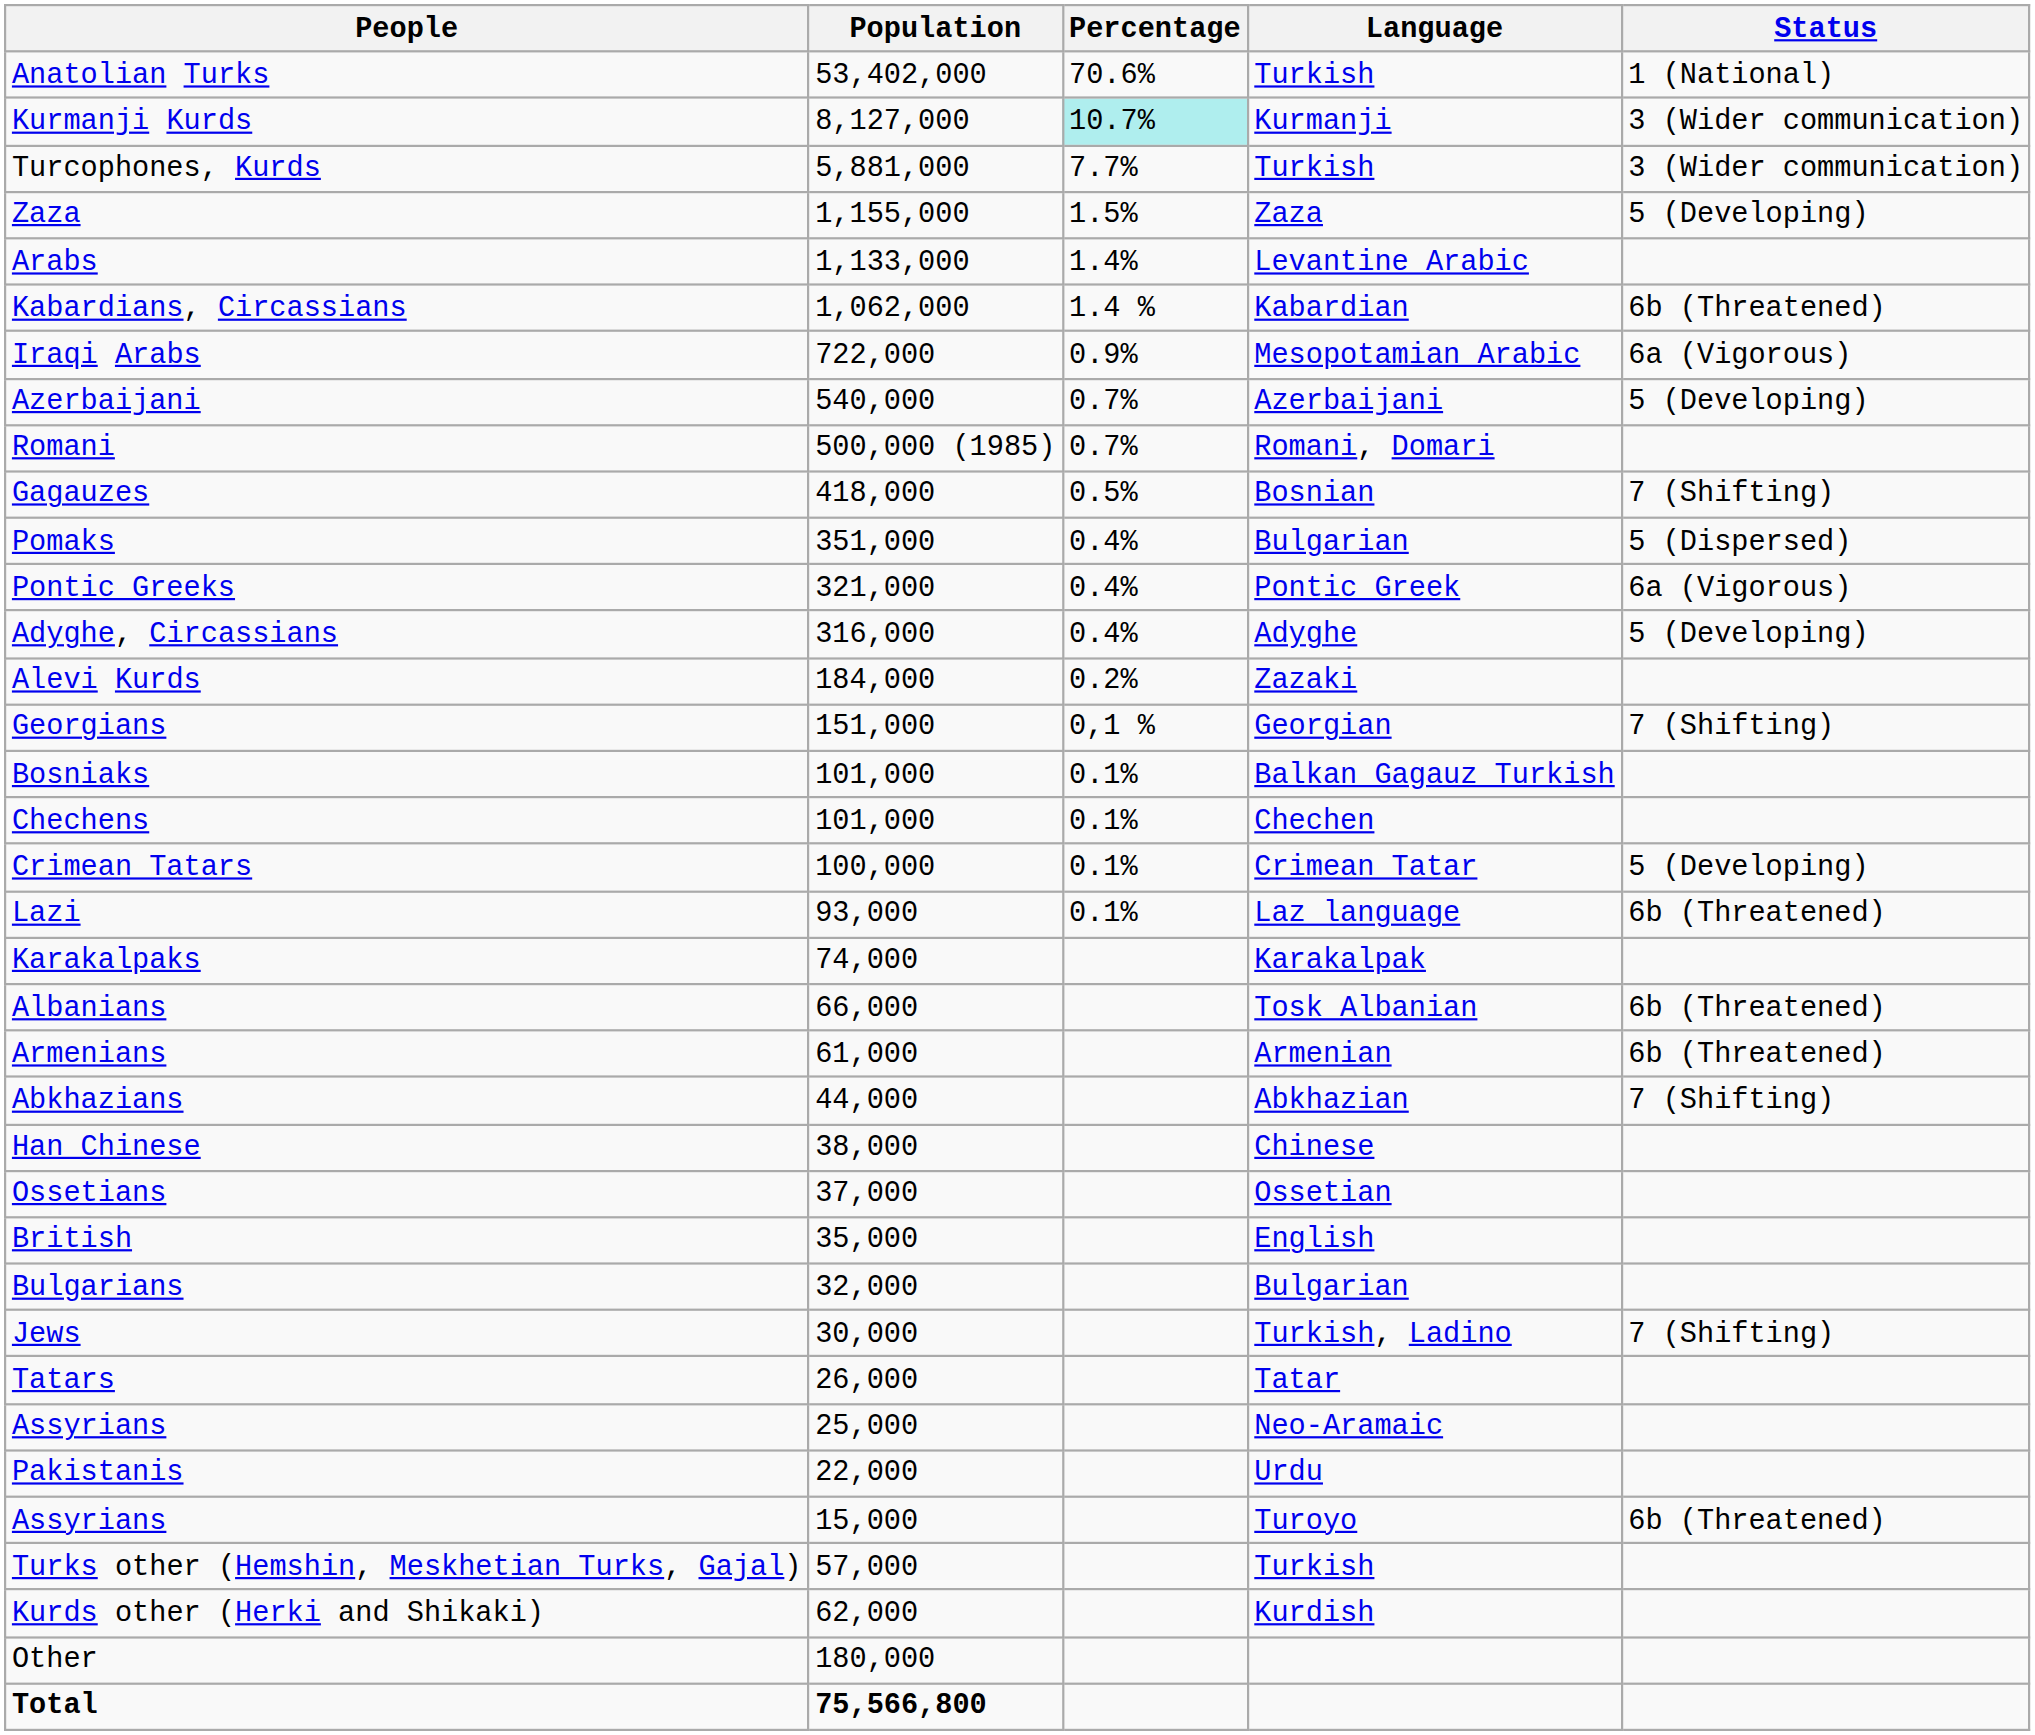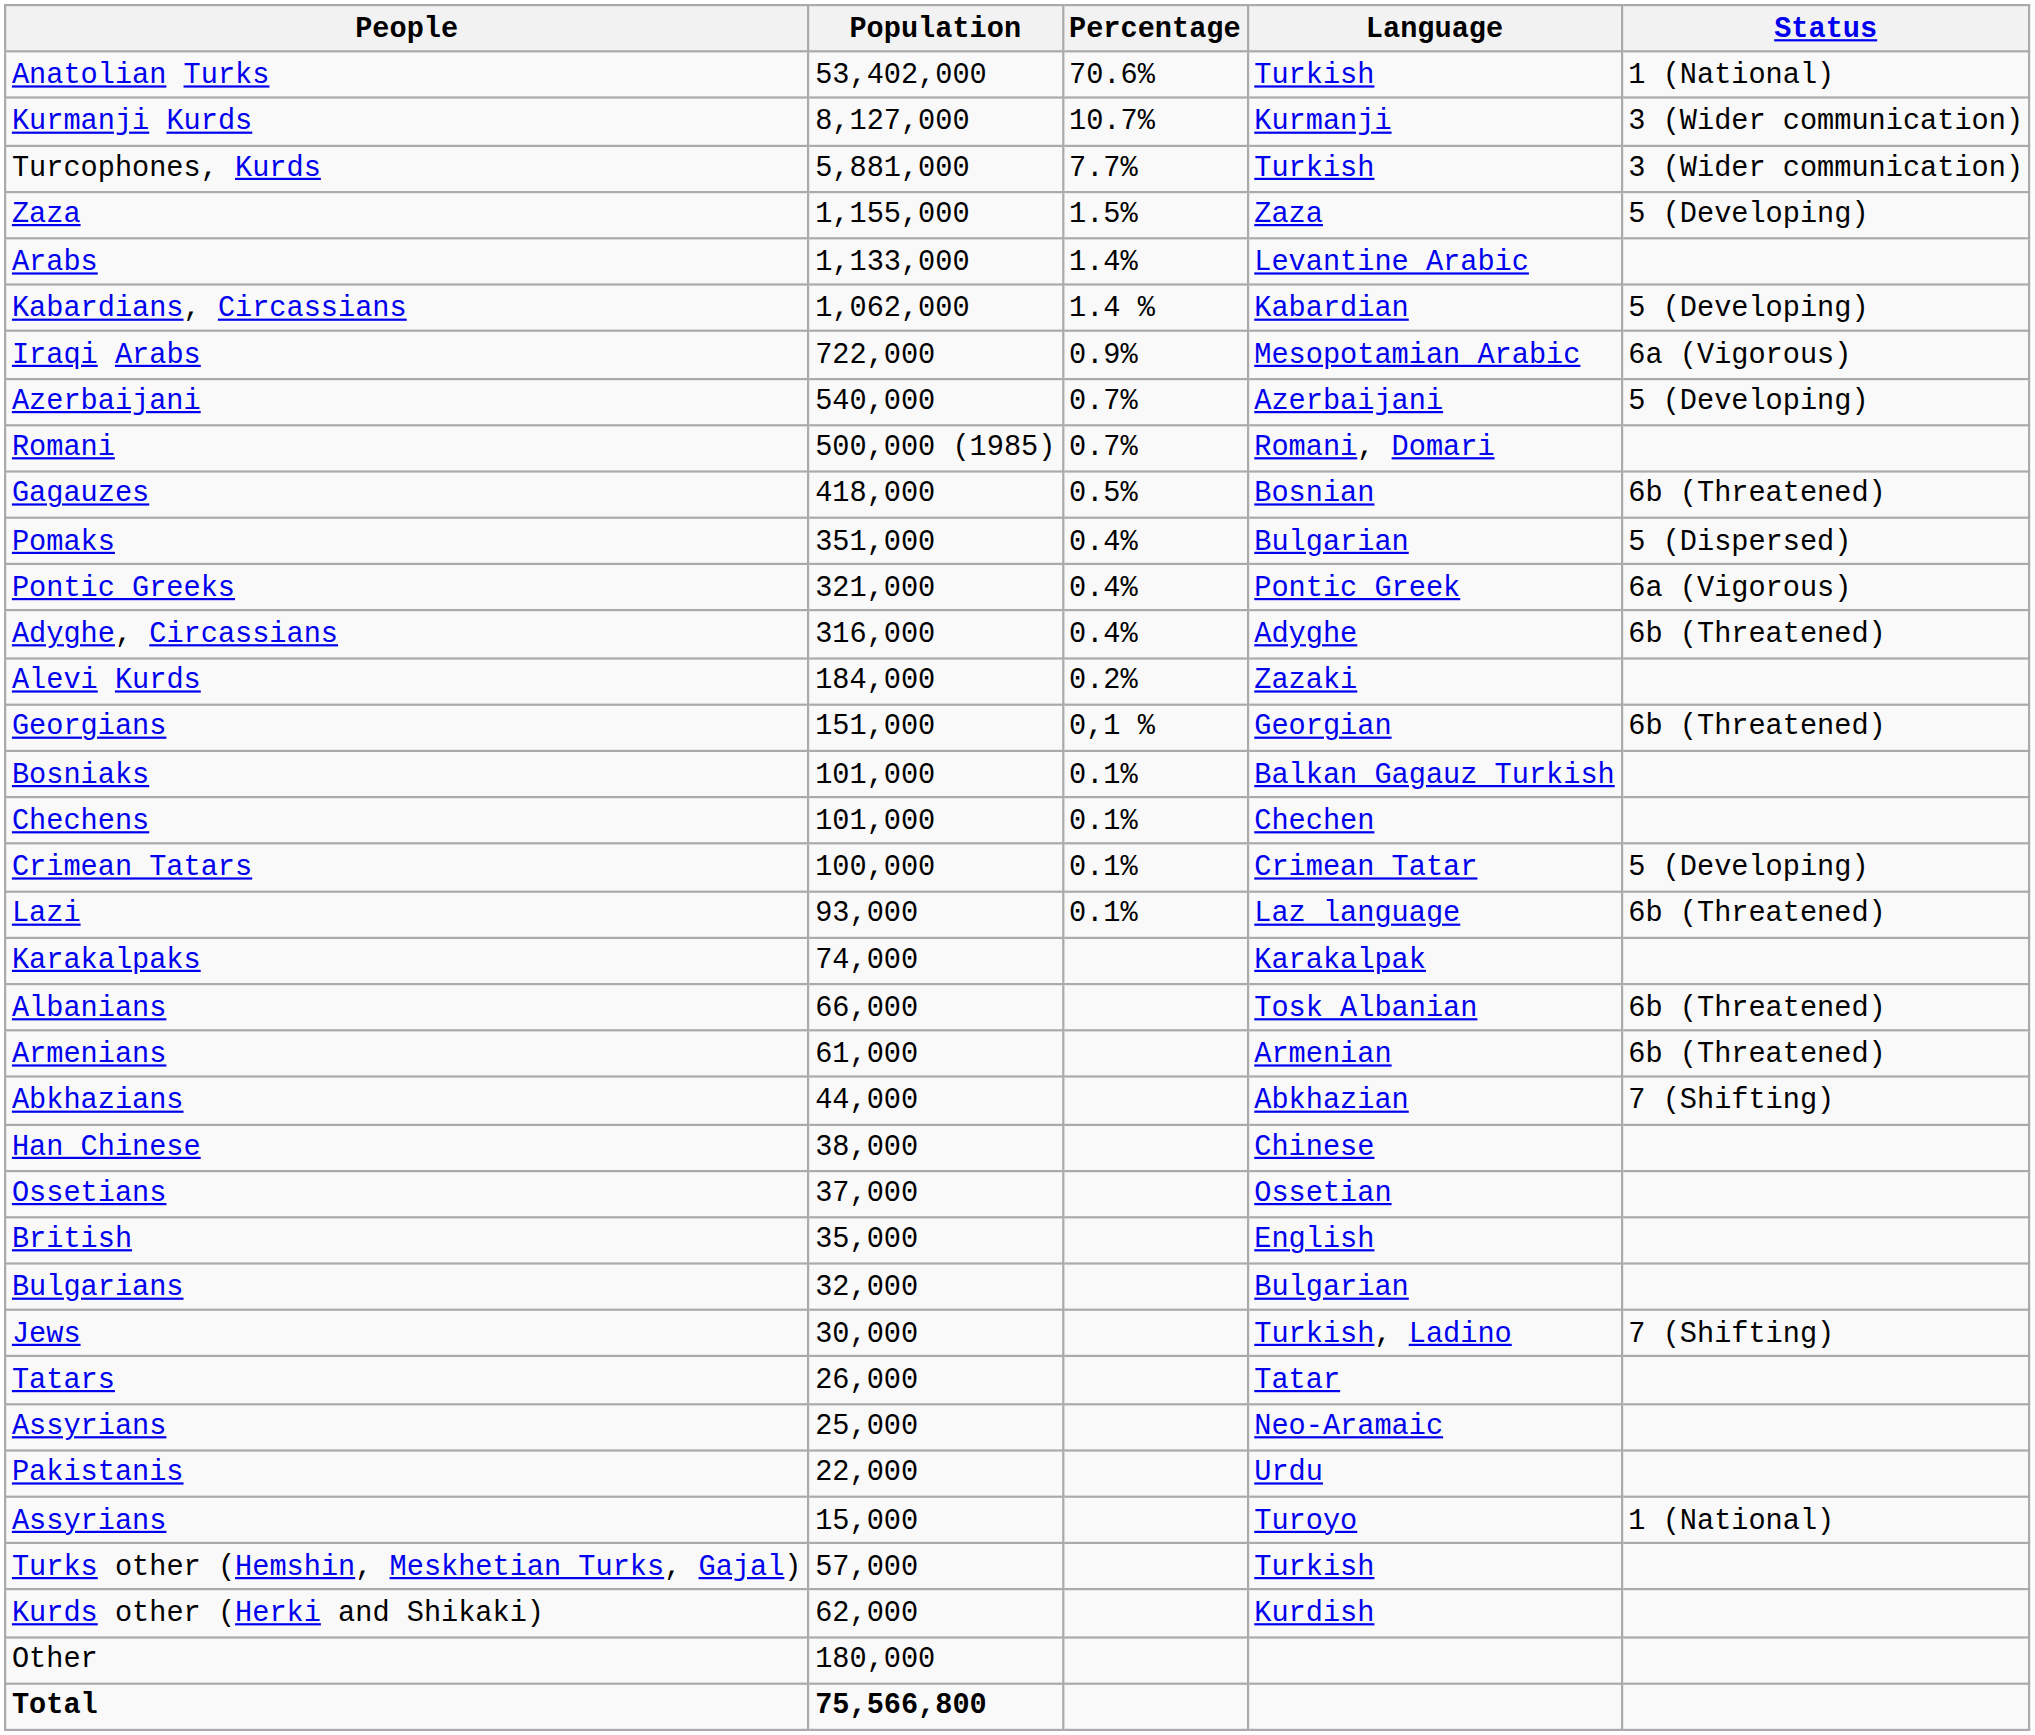(1112, 122) paleturquoise background -> (1112, 122) no background
(1757, 308) 6b (Threatened) -> (1748, 308) 5 (Developing)
(1731, 495) 7 (Shifting) -> (1757, 495) 6b (Threatened)
(1748, 634) 5 (Developing) -> (1757, 634) 6b (Threatened)
(1731, 728) 7 (Shifting) -> (1757, 728) 6b (Threatened)
(1757, 1520) 6b (Threatened) -> (1731, 1520) 1 (National)
